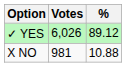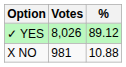(66, 33) 6,026 -> (66, 33) 8,026
